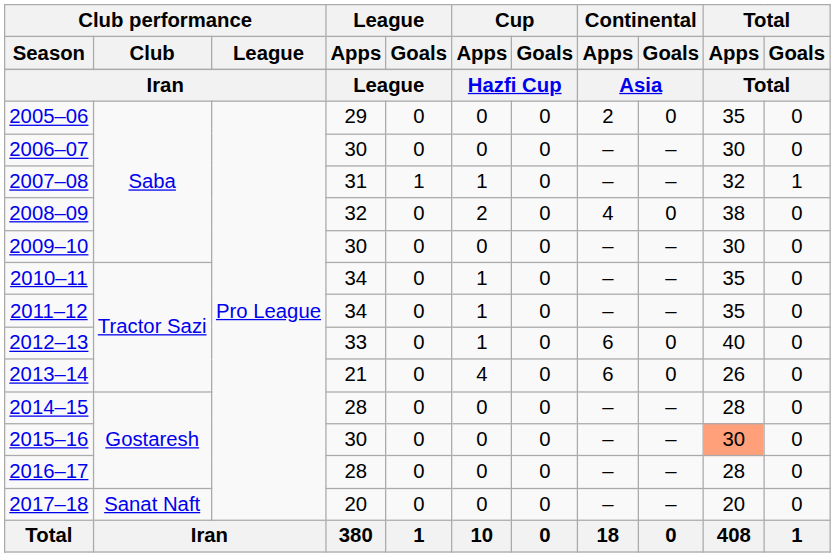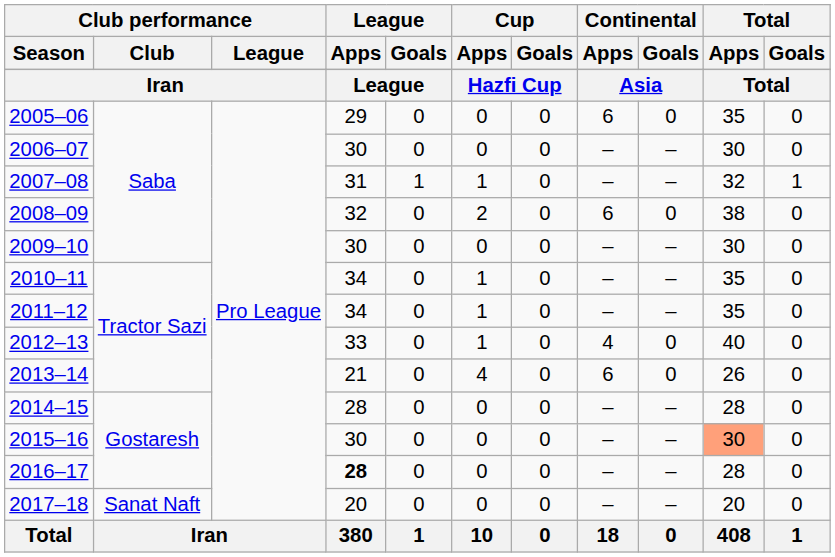(608, 117) 2 -> (608, 117) 6
(608, 213) 4 -> (608, 213) 6
(608, 342) 6 -> (608, 342) 4
(356, 471) normal -> (356, 471) bold
